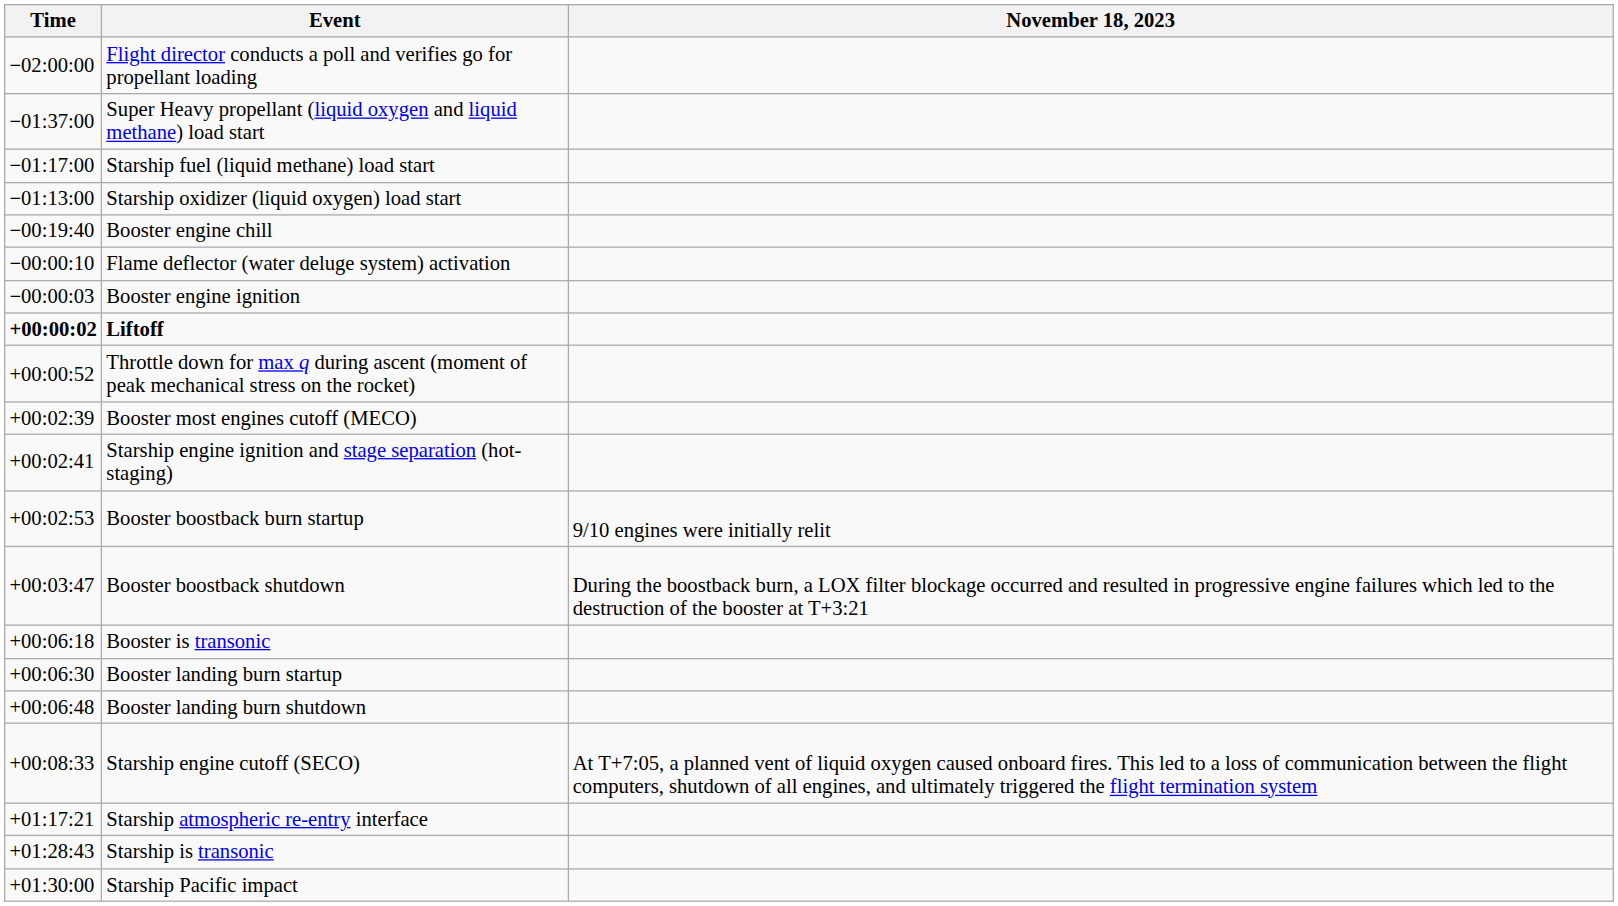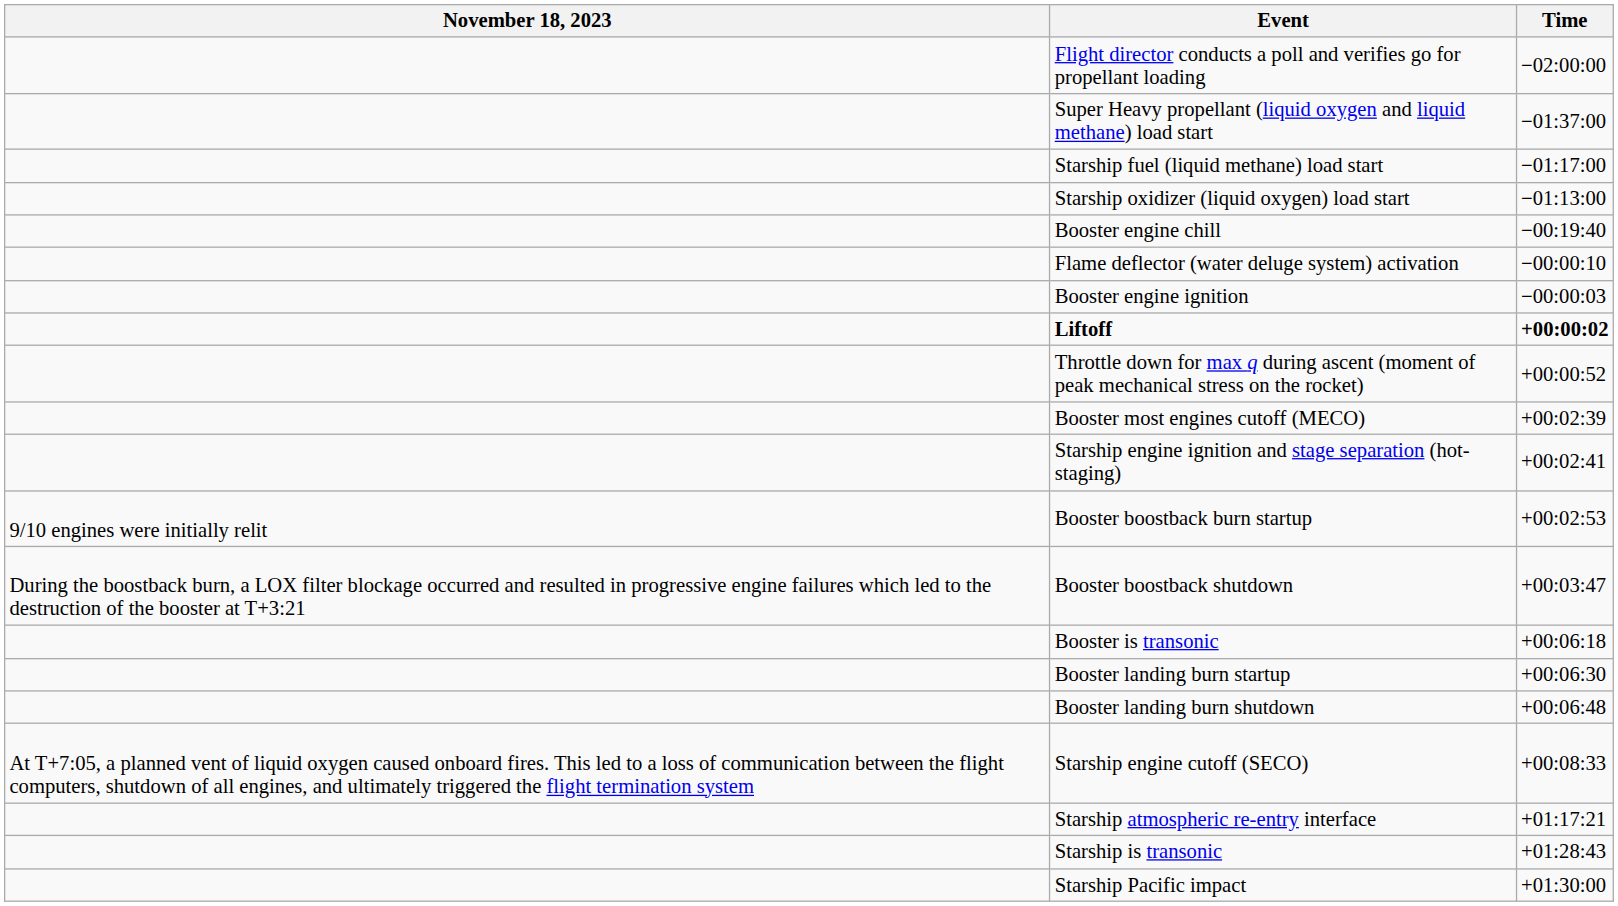columns swapped: (53, 20) <-> (1091, 20)
